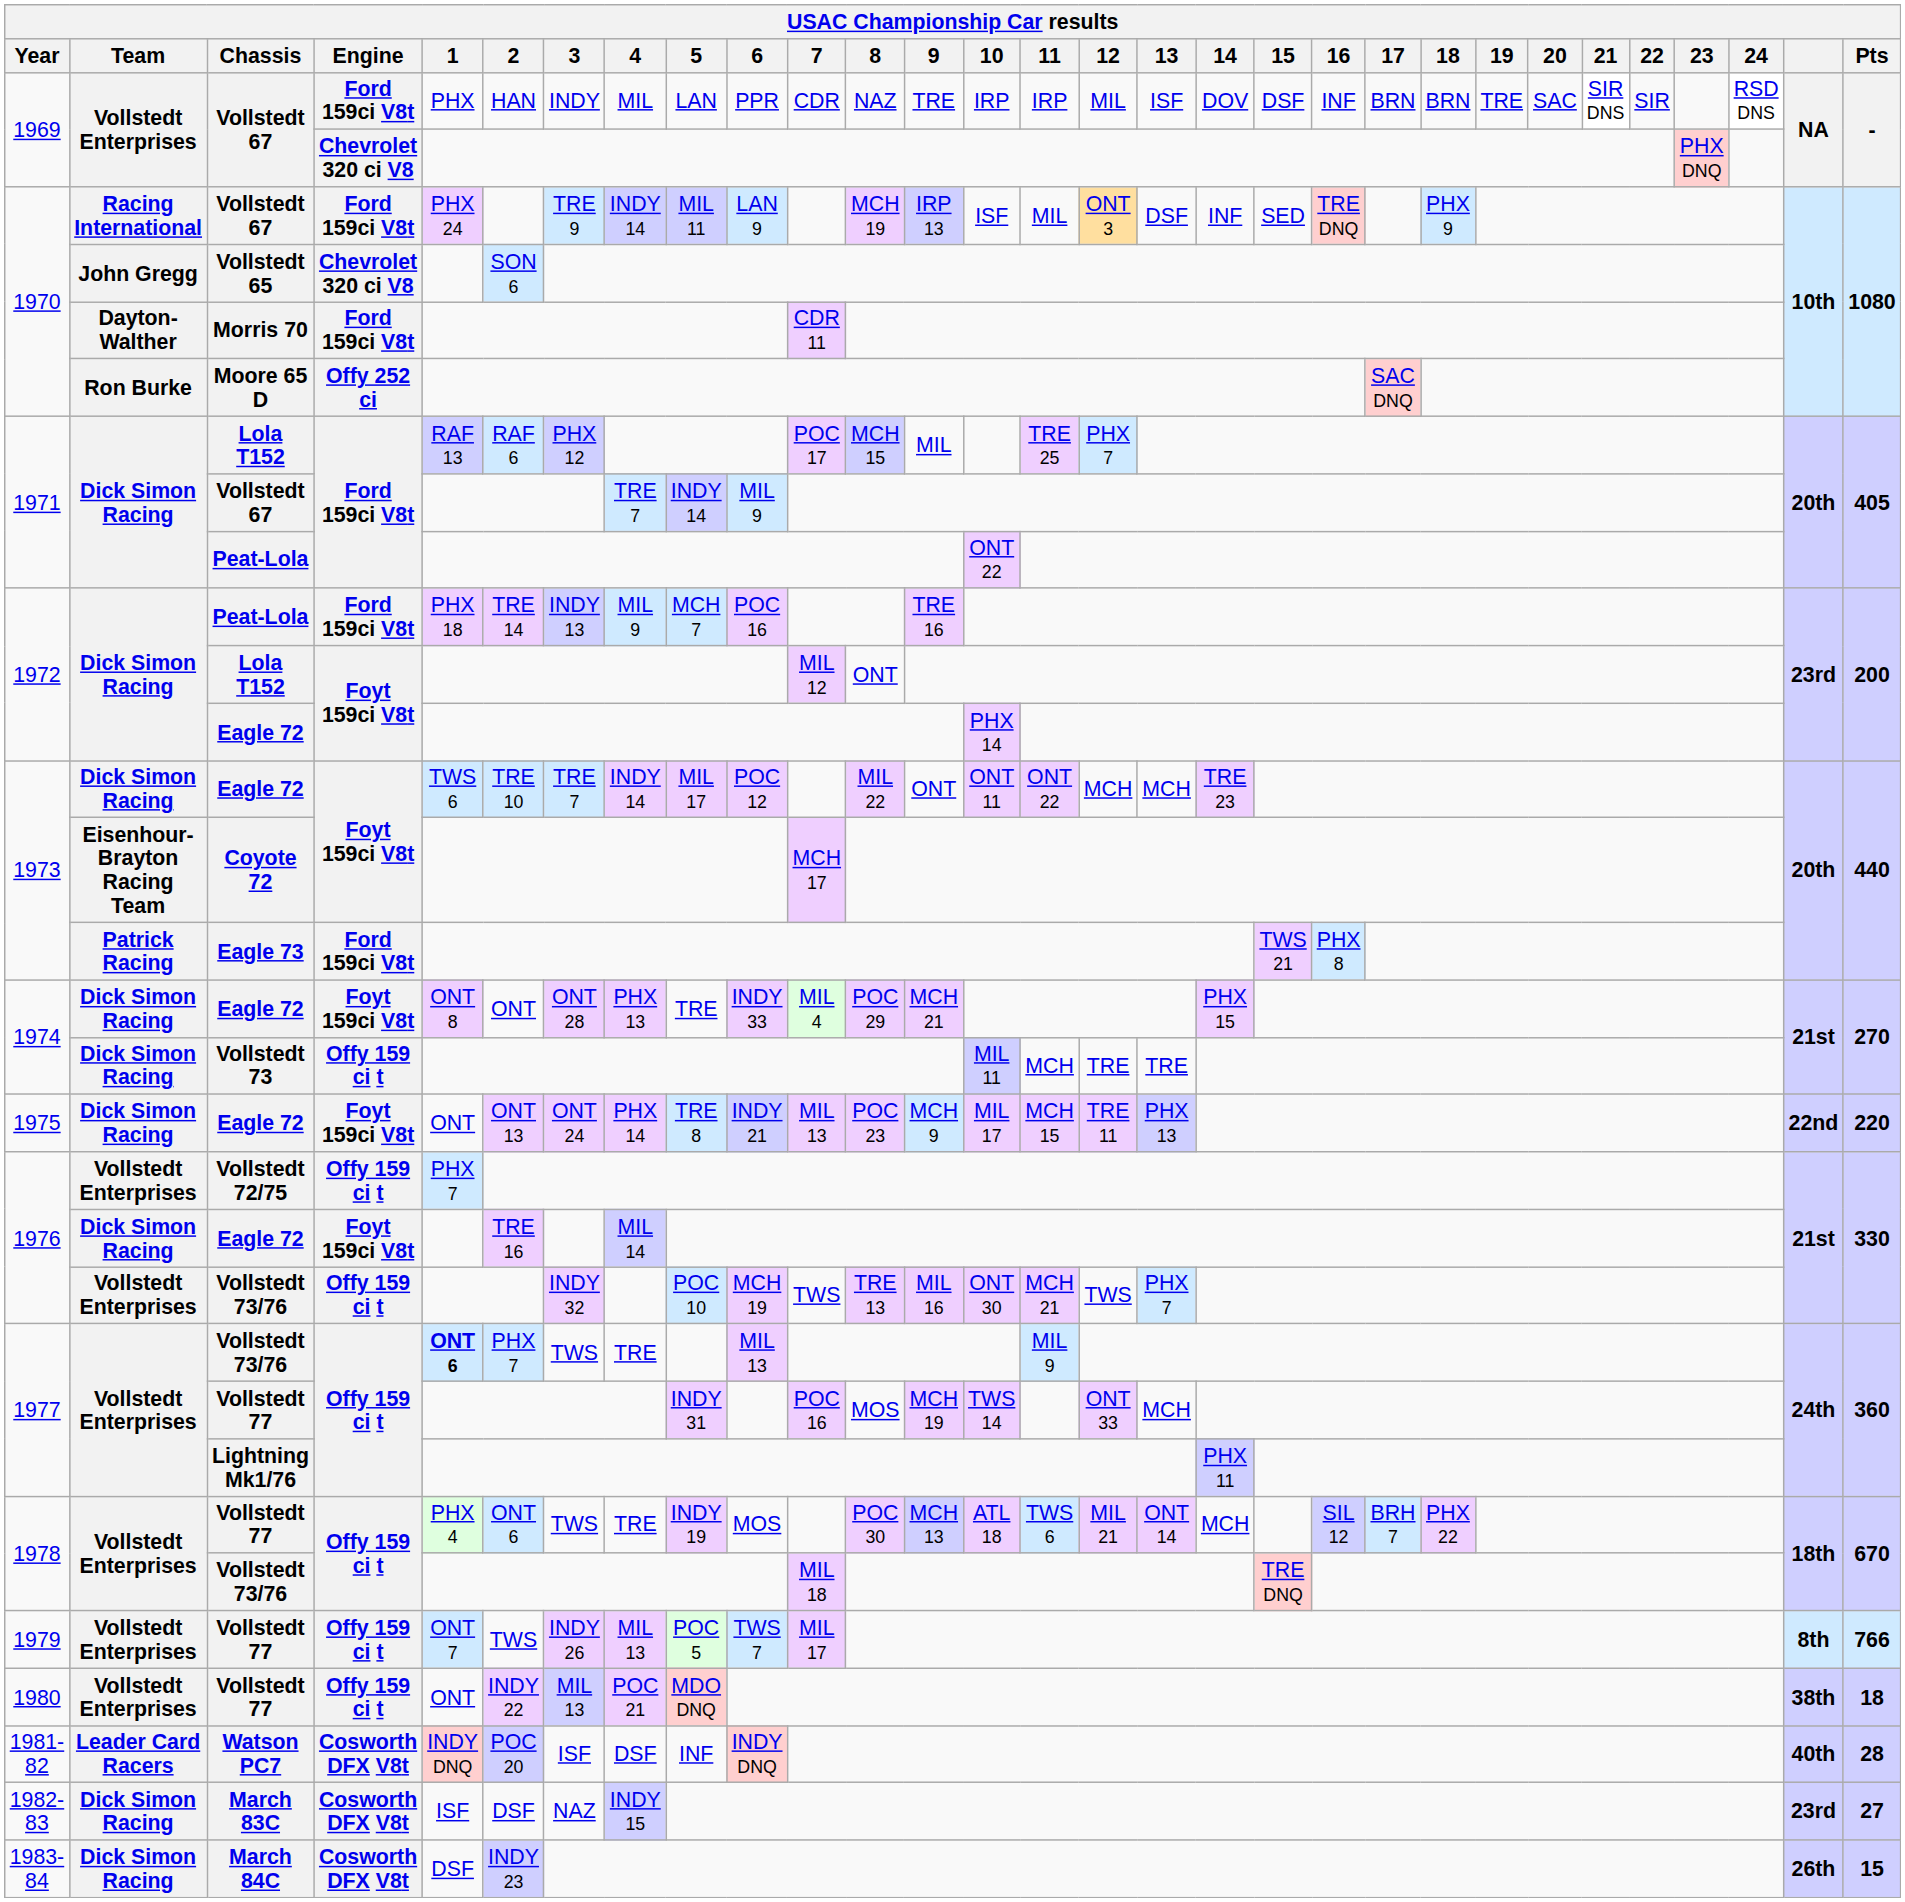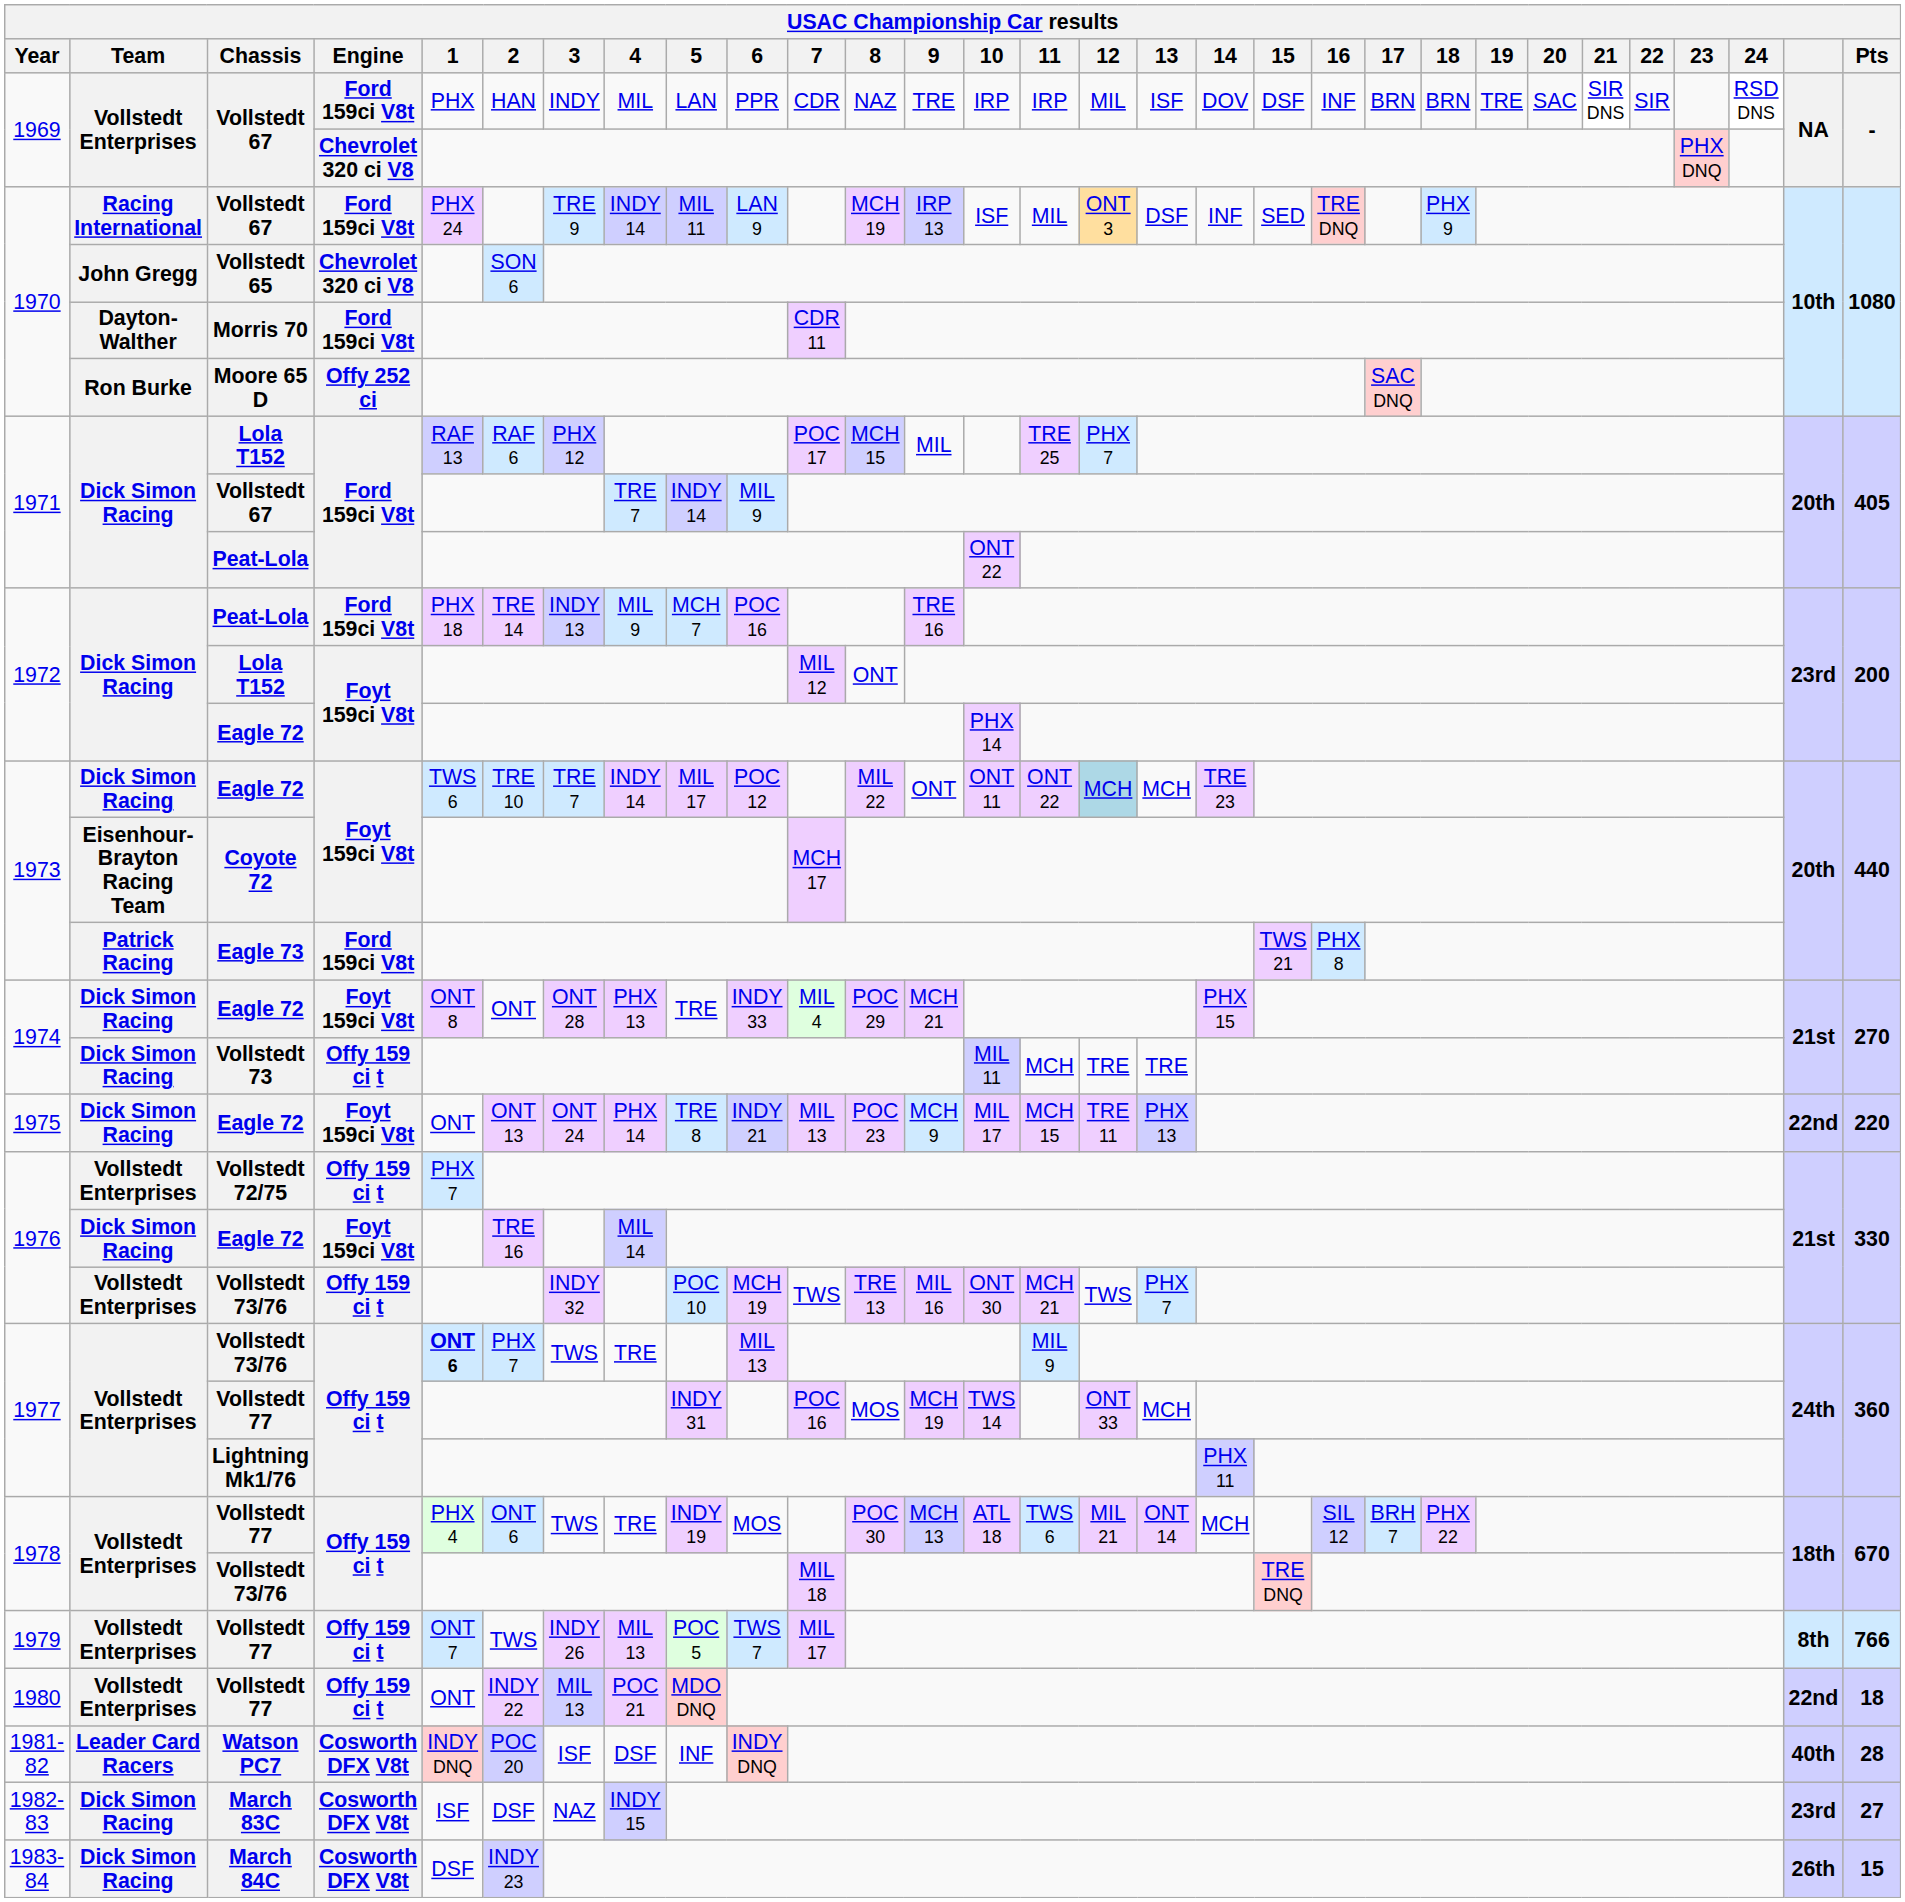(1108, 789) no background -> (1108, 789) lightblue background
(1813, 1697) 38th -> (1813, 1697) 22nd
